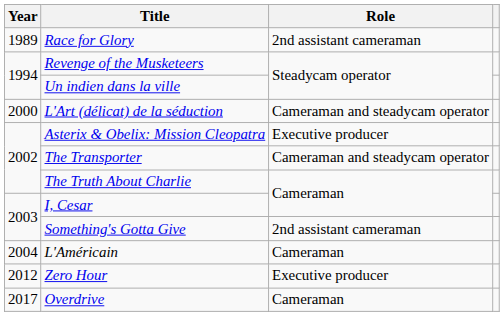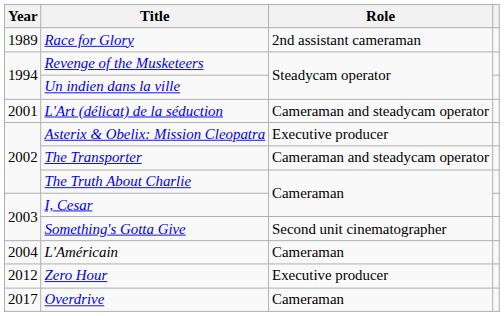(23, 110) 2000 -> (23, 110) 2001
(346, 228) 2nd assistant cameraman -> (359, 228) Second unit cinematographer
